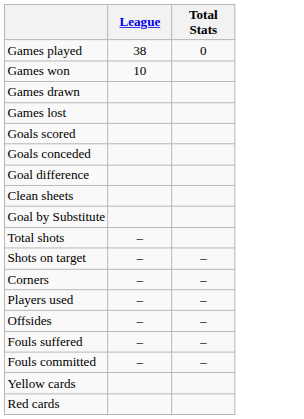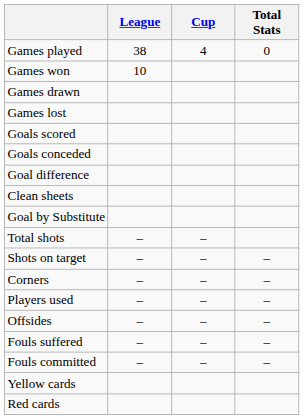+ column: (203, 22)
